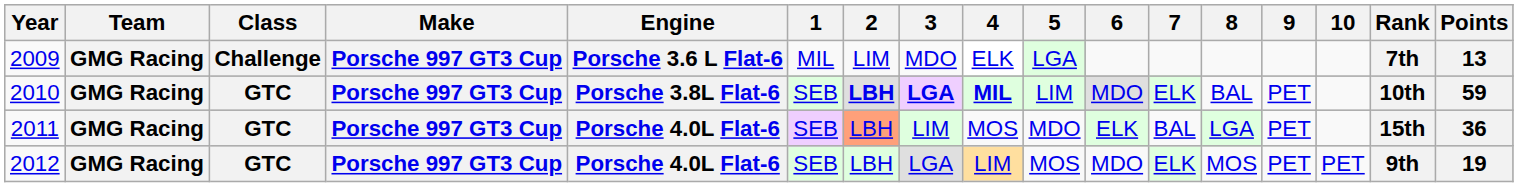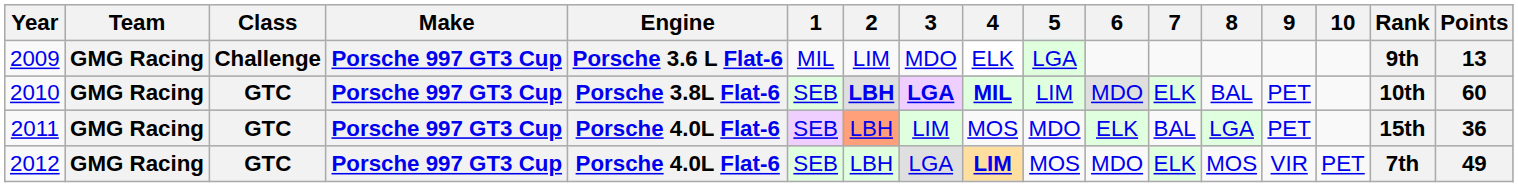(1402, 58) 7th -> (1402, 58) 9th
(1474, 93) 59 -> (1474, 93) 60
(993, 164) normal -> (993, 164) bold
(1289, 164) PET -> (1289, 164) VIR
(1402, 164) 9th -> (1402, 164) 7th
(1474, 164) 19 -> (1474, 164) 49
